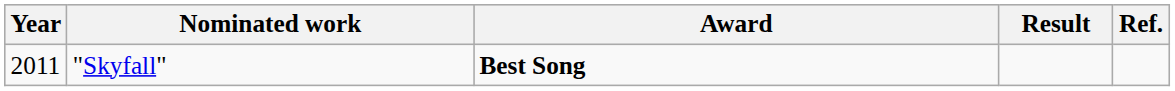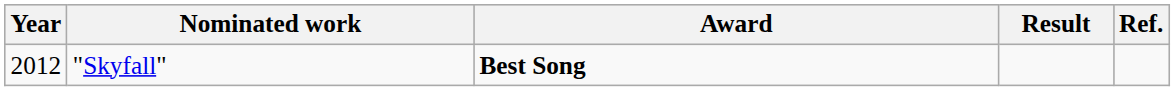(35, 64) 2011 -> (36, 64) 2012
